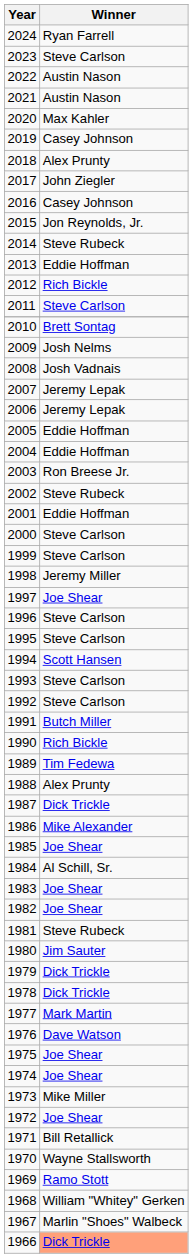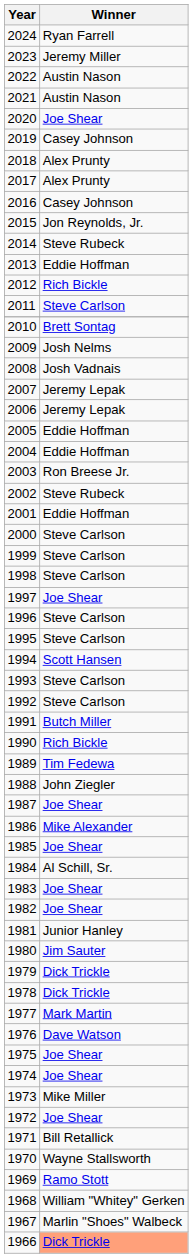(84, 56) Steve Carlson -> (82, 56) Jeremy Miller
(76, 118) Max Kahler -> (73, 118) Joe Shear
(79, 181) John Ziegler -> (76, 181) Alex Prunty
(82, 576) Jeremy Miller -> (84, 576) Steve Carlson
(76, 784) Alex Prunty -> (79, 784) John Ziegler
(76, 805) Dick Trickle -> (73, 805) Joe Shear
(84, 930) Steve Rubeck -> (83, 930) Junior Hanley
